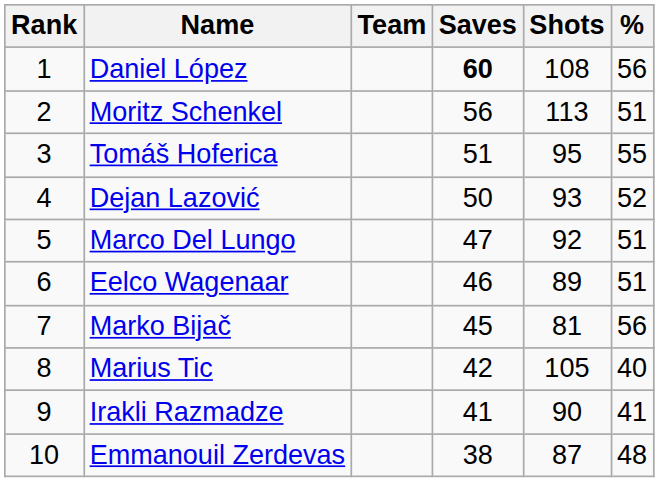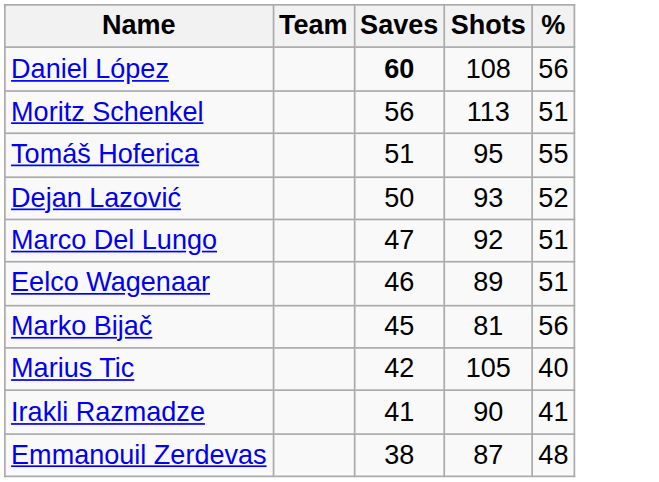- column: (44, 25)
